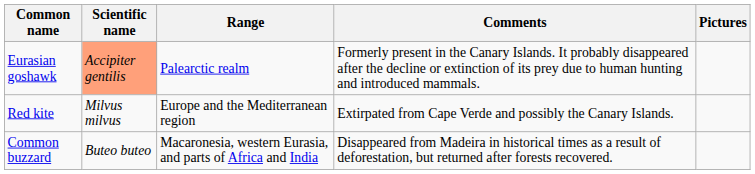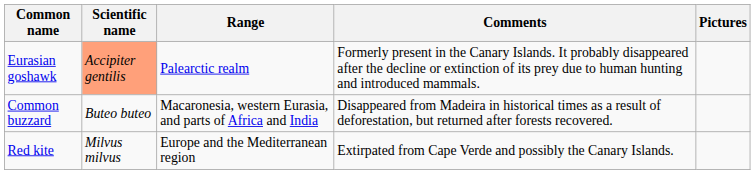rows swapped: (33, 150) <-> (31, 113)
